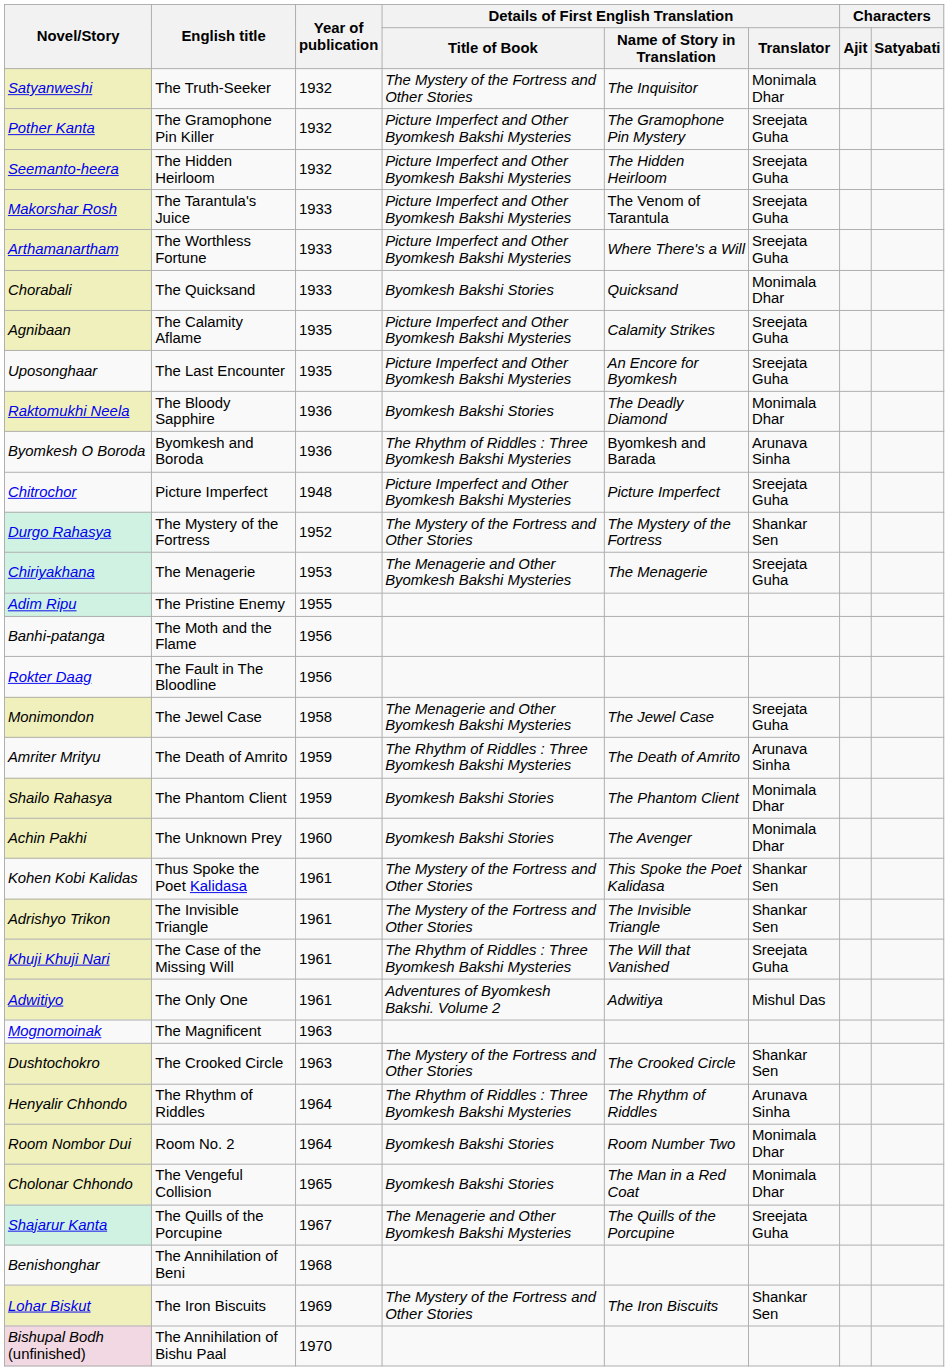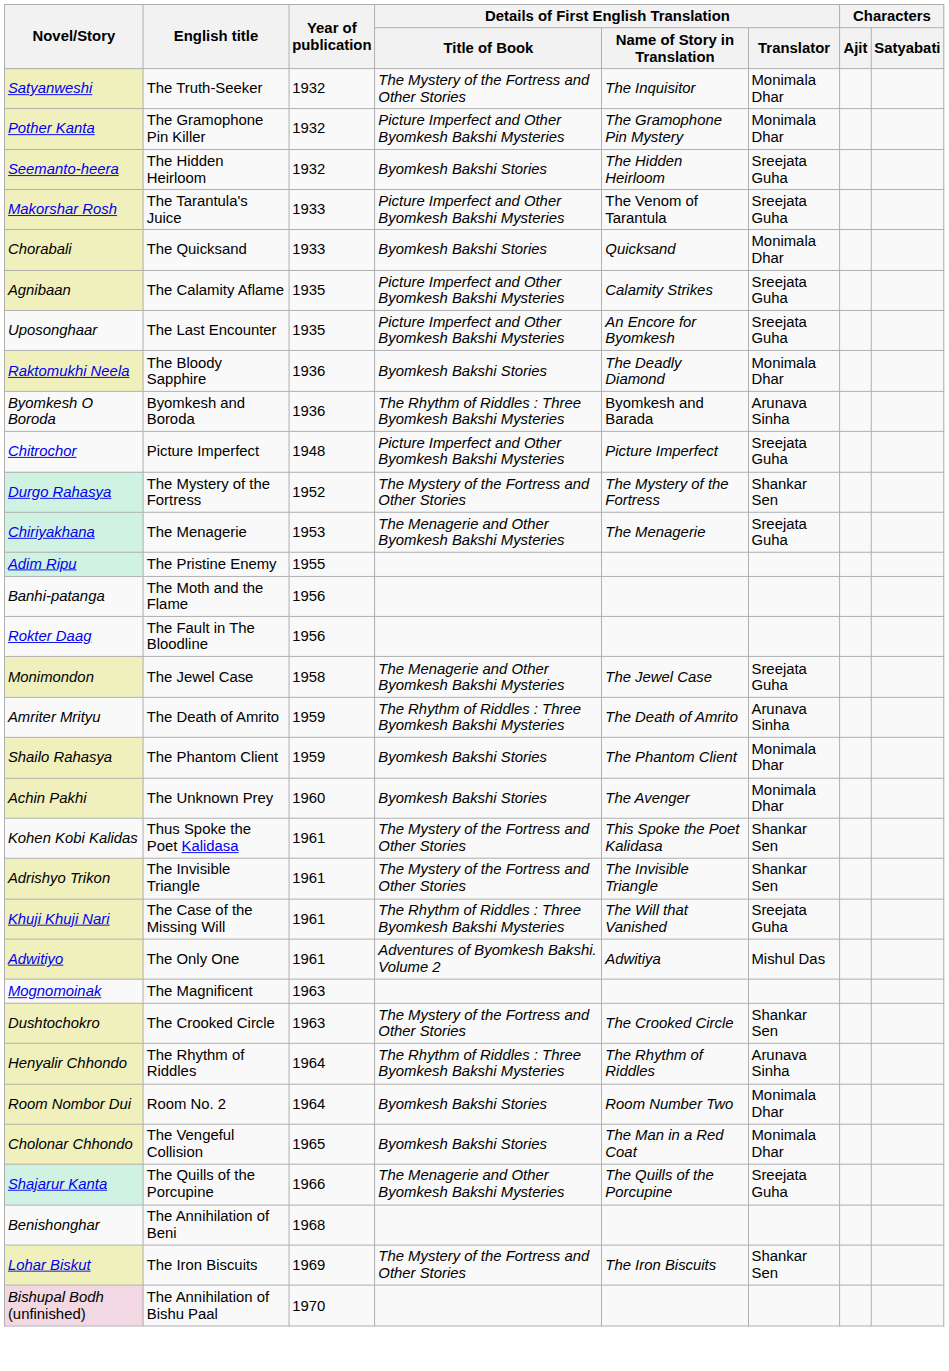(780, 128) Sreejata Guha -> (784, 128) Monimala Dhar
(478, 169) Picture Imperfect and Other Byomkesh Bakshi Mysteries -> (463, 169) Byomkesh Bakshi Stories
- row: (63, 249)
(315, 1224) 1967 -> (309, 1184) 1966
